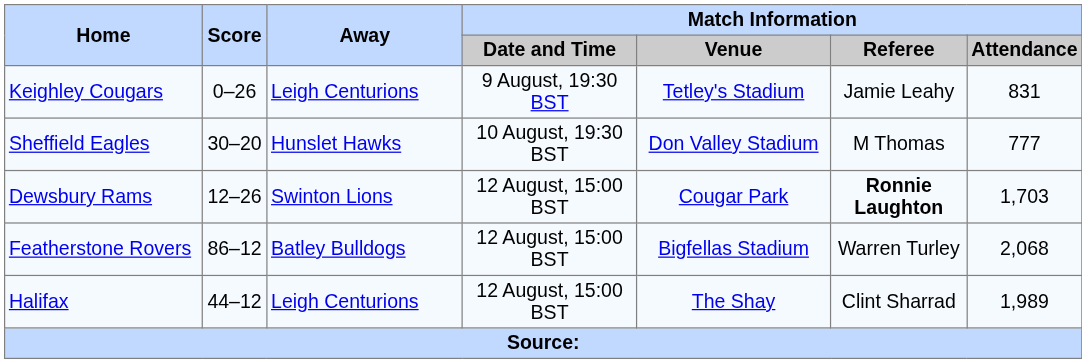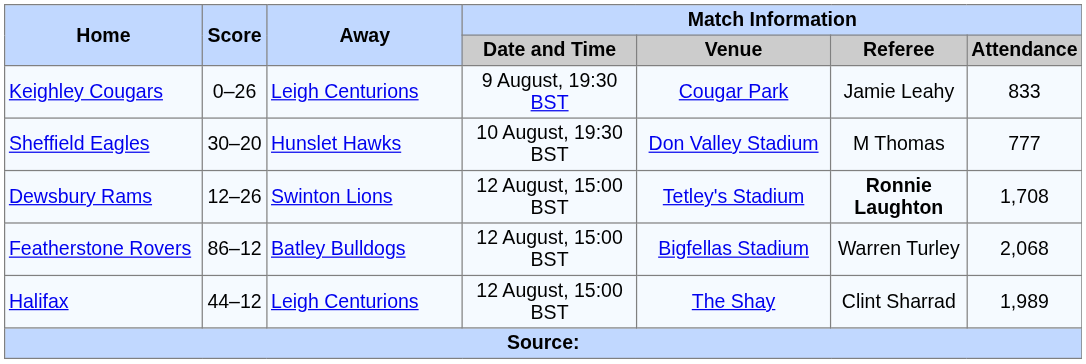(734, 91) Tetley's Stadium -> (734, 91) Cougar Park
(1024, 91) 831 -> (1024, 91) 833
(734, 196) Cougar Park -> (734, 196) Tetley's Stadium
(1024, 196) 1,703 -> (1024, 196) 1,708
